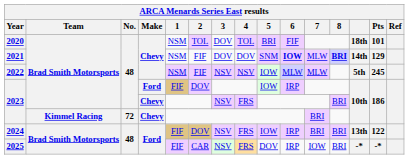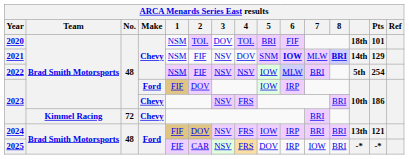(223, 56) DOV -> (223, 56) NSV
(317, 71) MLW -> (317, 71) BRI
(378, 71) 245 -> (378, 71) 254
(378, 131) 122 -> (378, 131) 121
